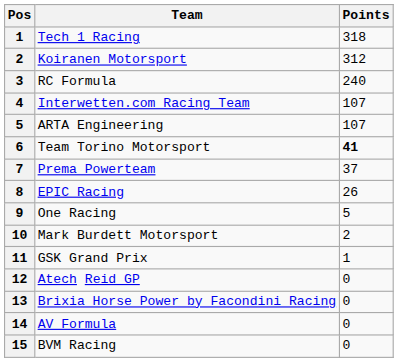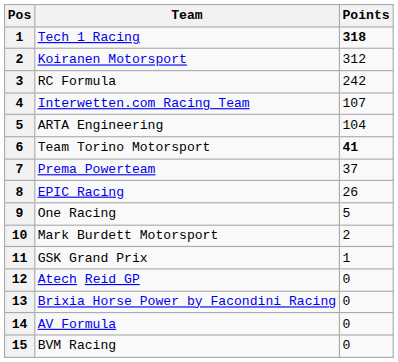(354, 37) normal -> (354, 37) bold
(354, 81) 240 -> (354, 81) 242
(354, 125) 107 -> (354, 125) 104
